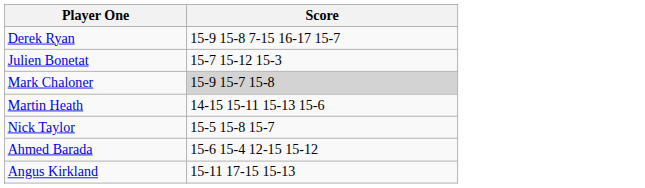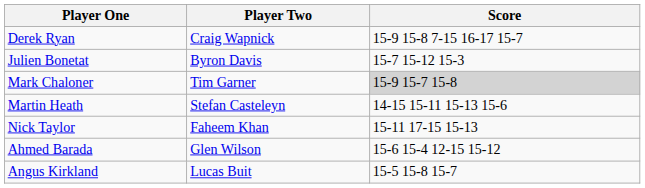+ column: (278, 15)
(232, 127) 15-5 15-8 15-7 -> (425, 127) 15-11 17-15 15-13
(243, 171) 15-11 17-15 15-13 -> (415, 171) 15-5 15-8 15-7
